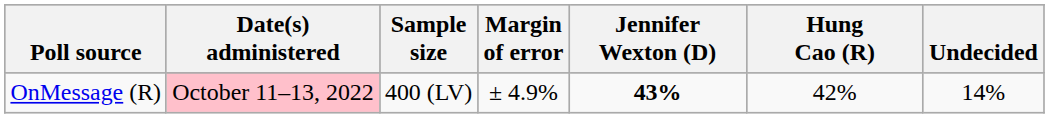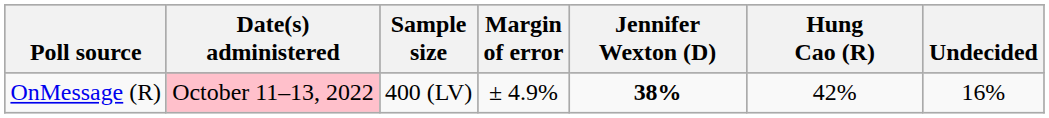(658, 92) 43% -> (658, 92) 38%
(983, 92) 14% -> (983, 92) 16%
